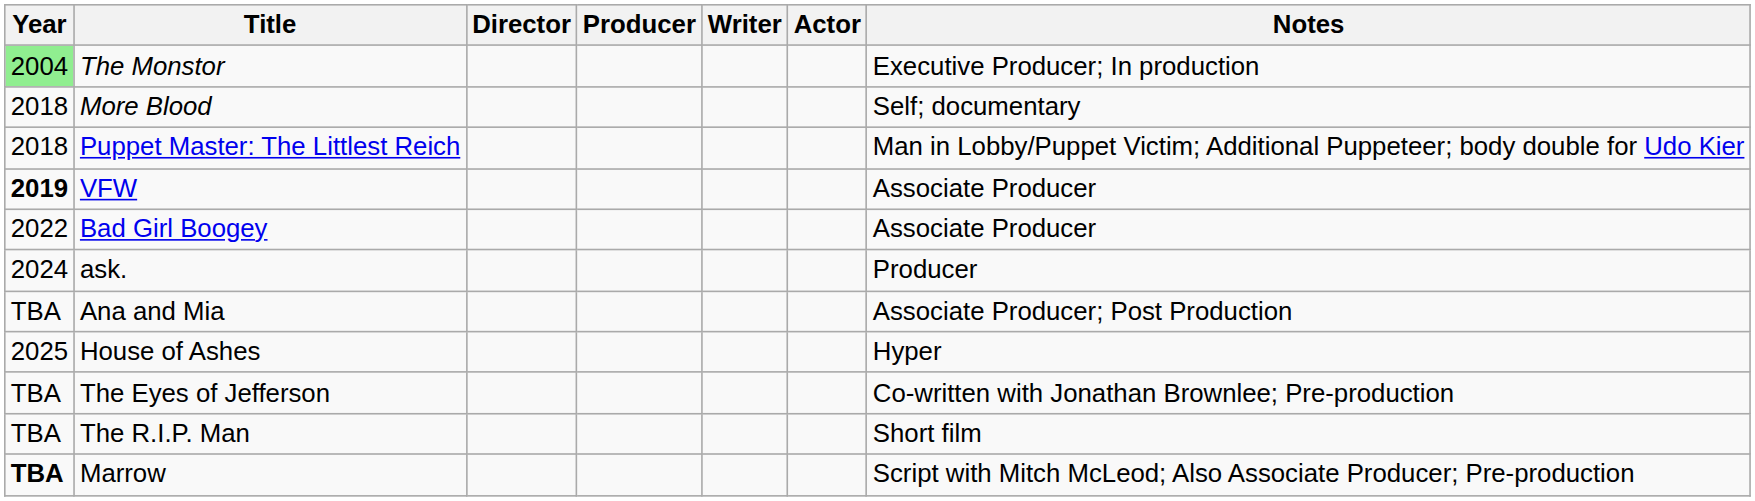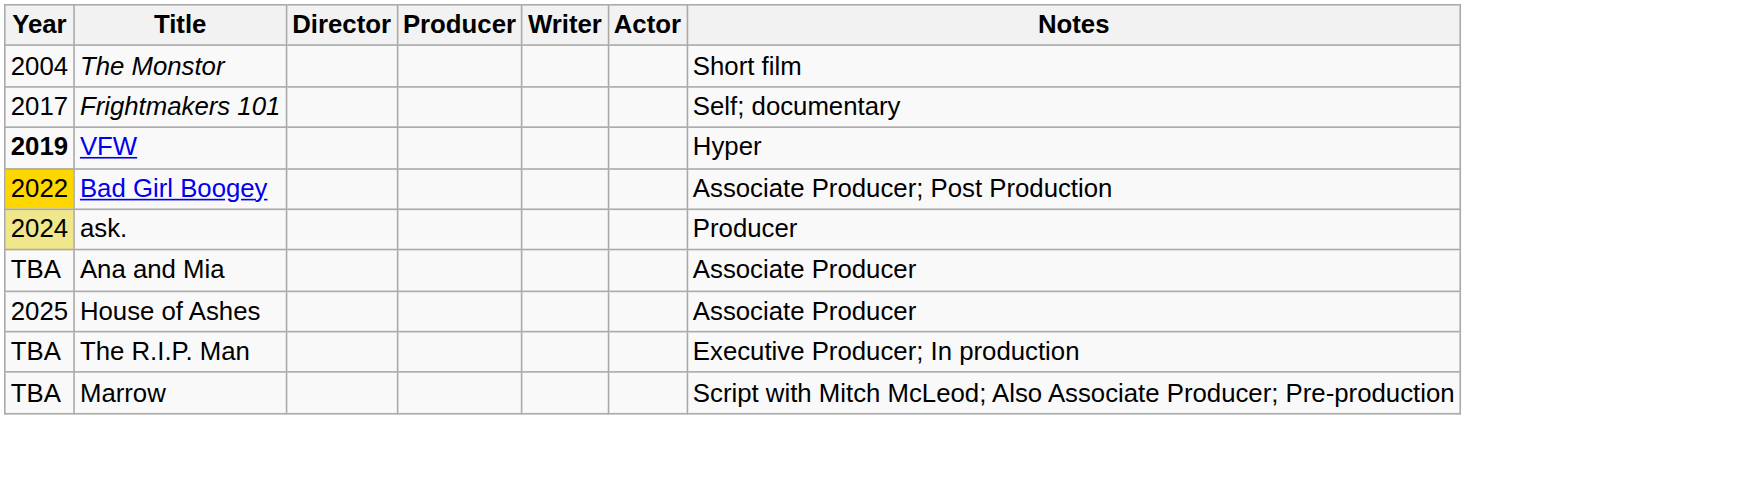(39, 65) lightgreen background -> (39, 65) no background
(1066, 65) Executive Producer; In production -> (747, 65) Short film
+ row: (180, 106)
- row: (146, 106)
- row: (270, 147)
(984, 188) Associate Producer -> (727, 147) Hyper
(39, 229) no background -> (39, 188) gold background
(984, 229) Associate Producer -> (903, 188) Associate Producer; Post Production
(39, 270) no background -> (39, 229) khaki background
(1083, 310) Associate Producer; Post Production -> (805, 270) Associate Producer
(907, 351) Hyper -> (805, 310) Associate Producer
- row: (205, 392)
(927, 433) Short film -> (886, 351) Executive Producer; In production
(37, 474) bold -> (36, 392) normal
